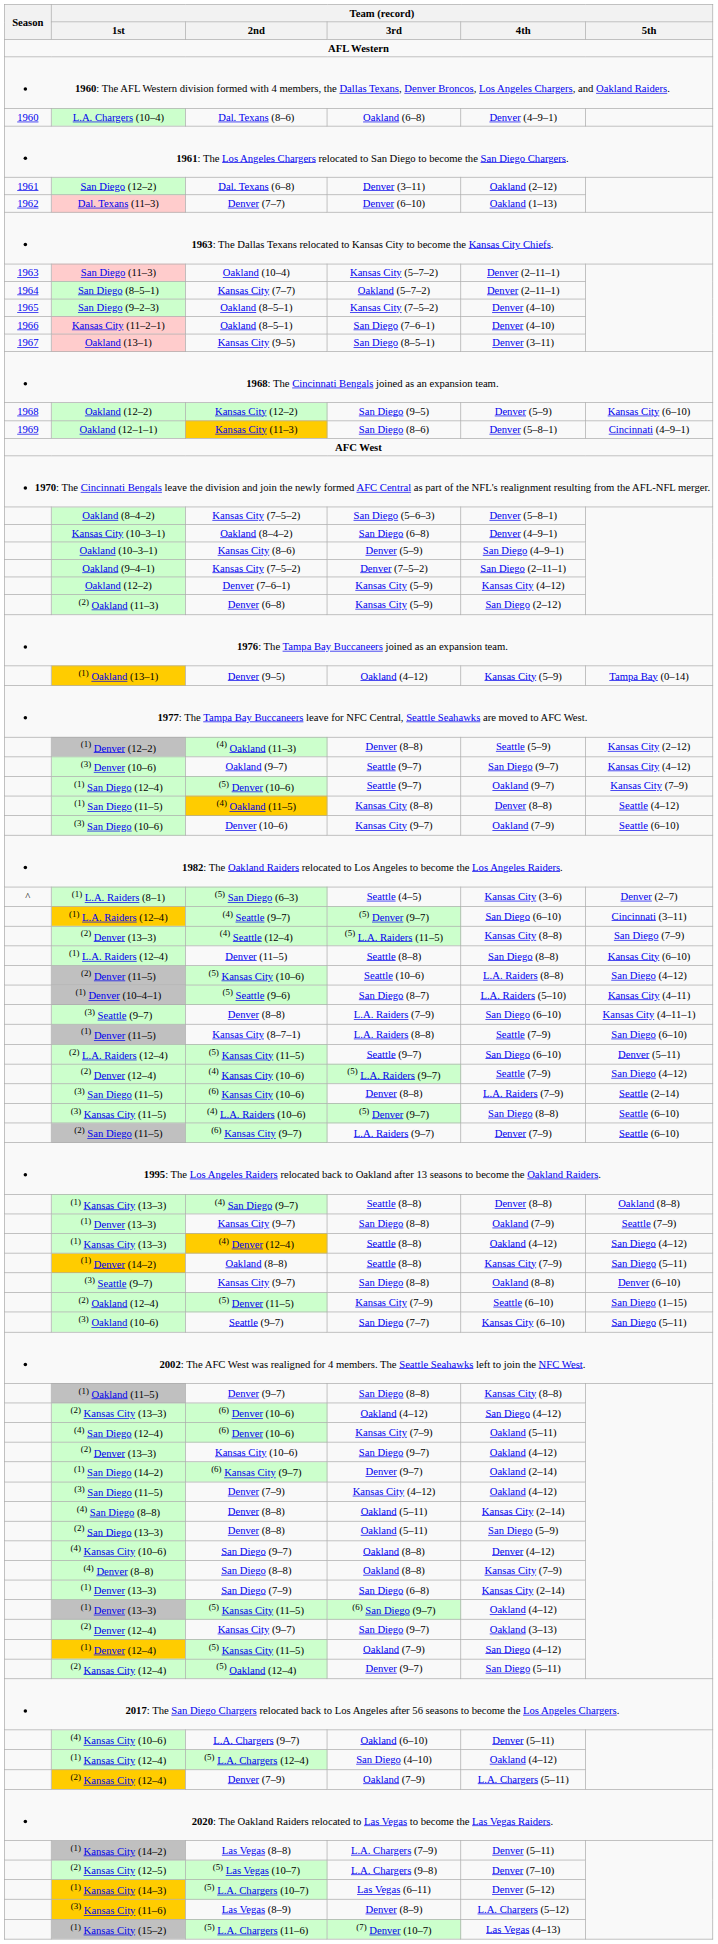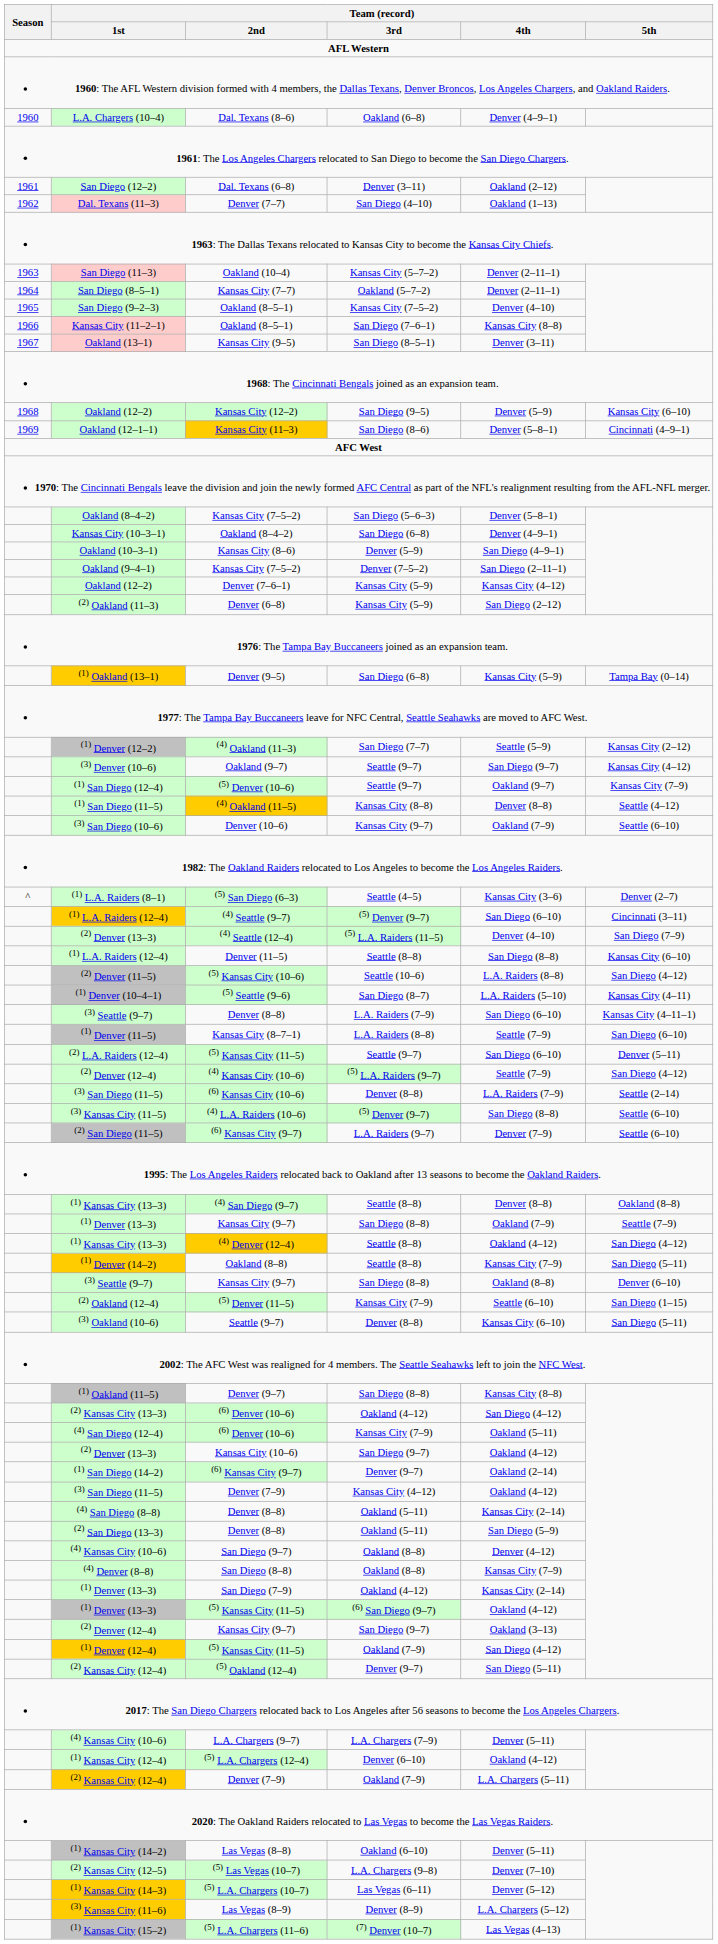(394, 203) Denver (6–10) -> (394, 203) San Diego (4–10)
(523, 325) Denver (4–10) -> (523, 325) Kansas City (8–8)
(394, 675) Oakland (4–12) -> (394, 675) San Diego (6–8)
(394, 747) Denver (8–8) -> (394, 747) San Diego (7–7)
(523, 936) Kansas City (8–8) -> (523, 936) Denver (4–10)
(394, 1322) San Diego (7–7) -> (394, 1322) Denver (8–8)
(394, 1590) San Diego (6–8) -> (394, 1590) Oakland (4–12)
(394, 1740) Oakland (6–10) -> (394, 1740) L.A. Chargers (7–9)
(394, 1759) San Diego (4–10) -> (394, 1759) Denver (6–10)
(394, 1850) L.A. Chargers (7–9) -> (394, 1850) Oakland (6–10)
